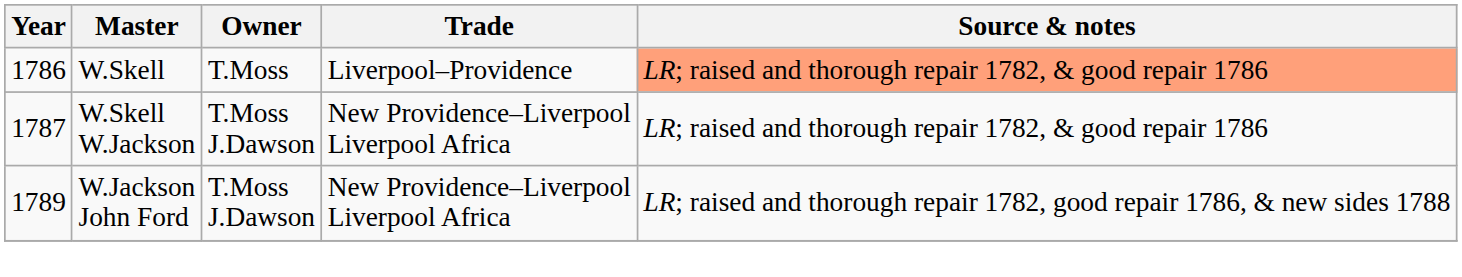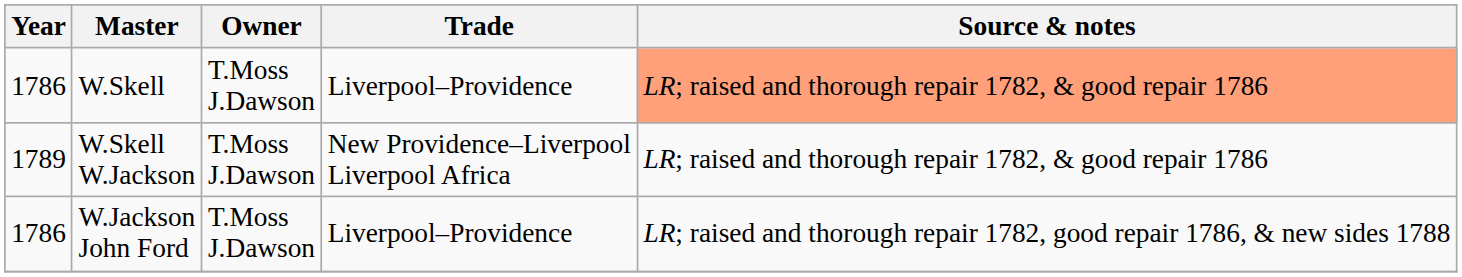(248, 69) T.Moss -> (261, 84) T.Moss J.Dawson
(39, 128) 1787 -> (39, 159) 1789
(39, 202) 1789 -> (39, 233) 1786
(479, 202) New Providence–Liverpool Liverpool Africa -> (450, 233) Liverpool–Providence
